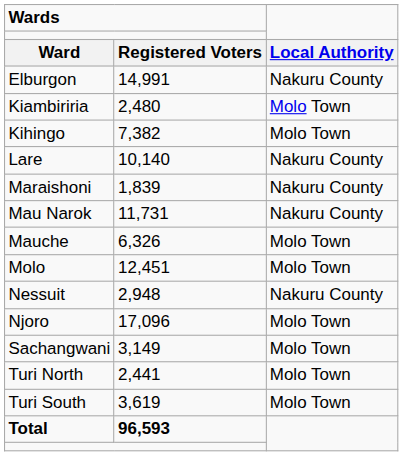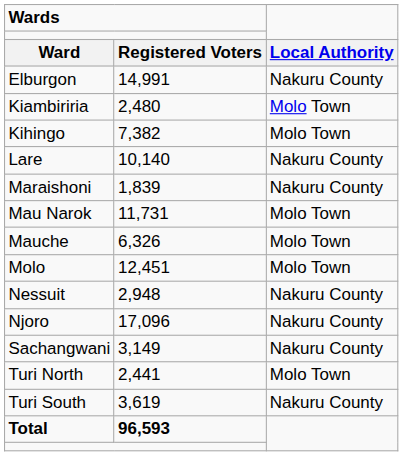(326, 214) Nakuru County -> (310, 214) Molo Town
(310, 321) Molo Town -> (326, 321) Nakuru County
(310, 348) Molo Town -> (326, 348) Nakuru County
(310, 402) Molo Town -> (326, 402) Nakuru County
